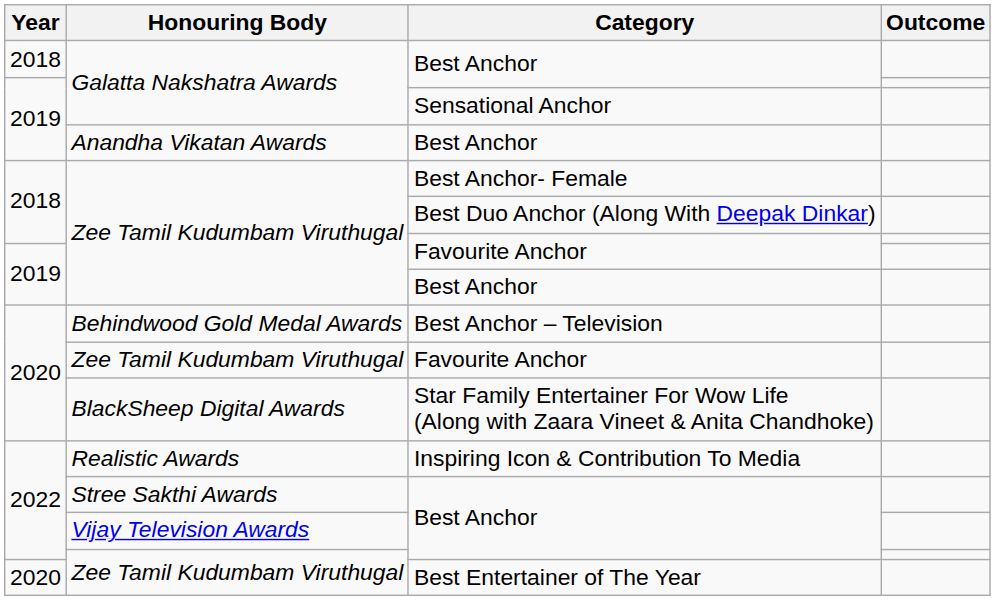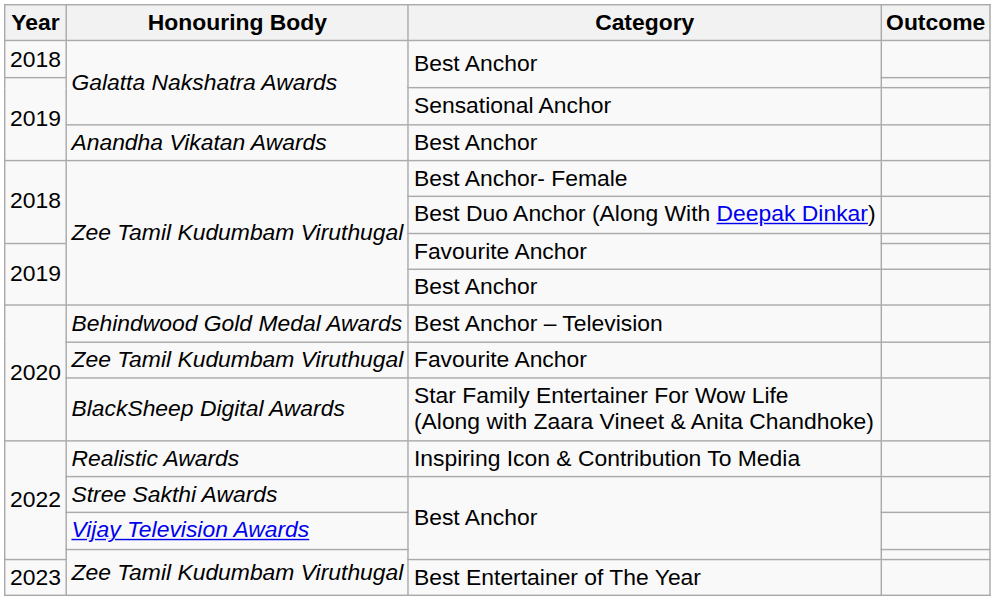(35, 577) 2020 -> (35, 577) 2023
